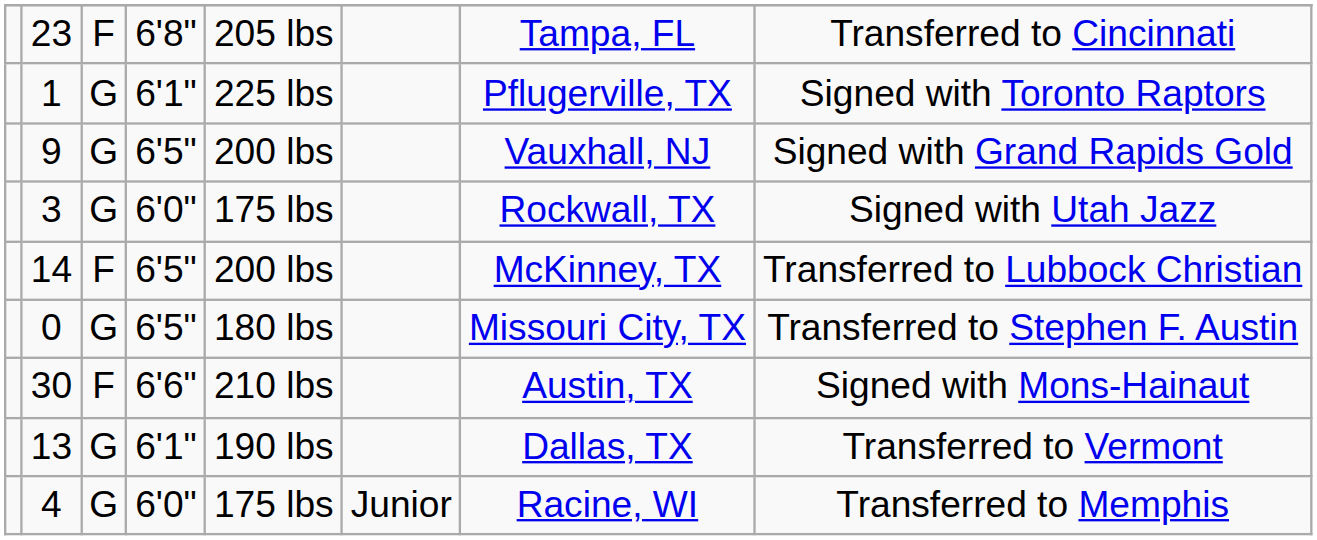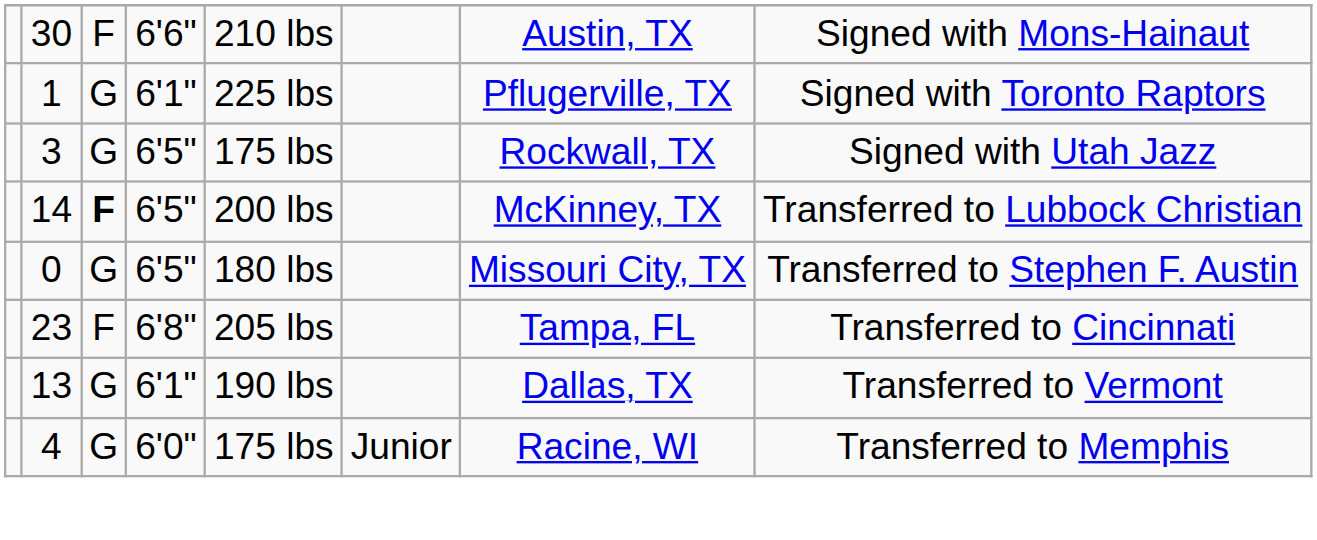rows swapped: (51, 387) <-> (51, 33)
- row: (51, 151)
(166, 210) 6'0" -> (166, 151) 6'5"
(104, 269) normal -> (104, 210) bold
